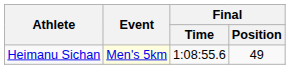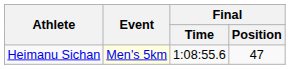(257, 55) 49 -> (257, 55) 47
